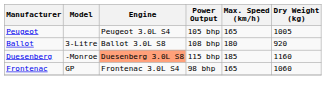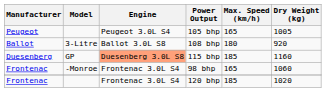(81, 57) -Monroe -> (70, 57) GP
(70, 69) GP -> (81, 69) -Monroe
+ row: (204, 81)
